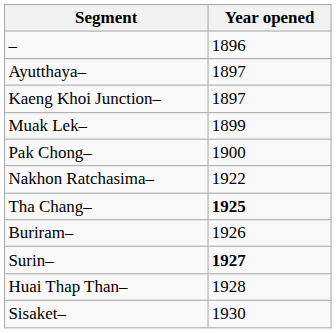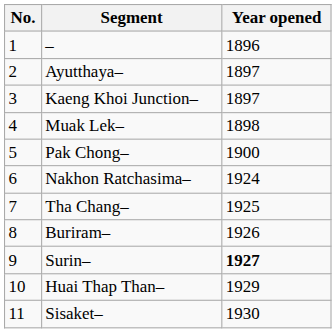+ column: (23, 17)
(229, 125) 1899 -> (243, 125) 1898
(229, 179) 1922 -> (243, 179) 1924
(229, 206) bold -> (243, 206) normal
(229, 286) 1928 -> (243, 286) 1929
